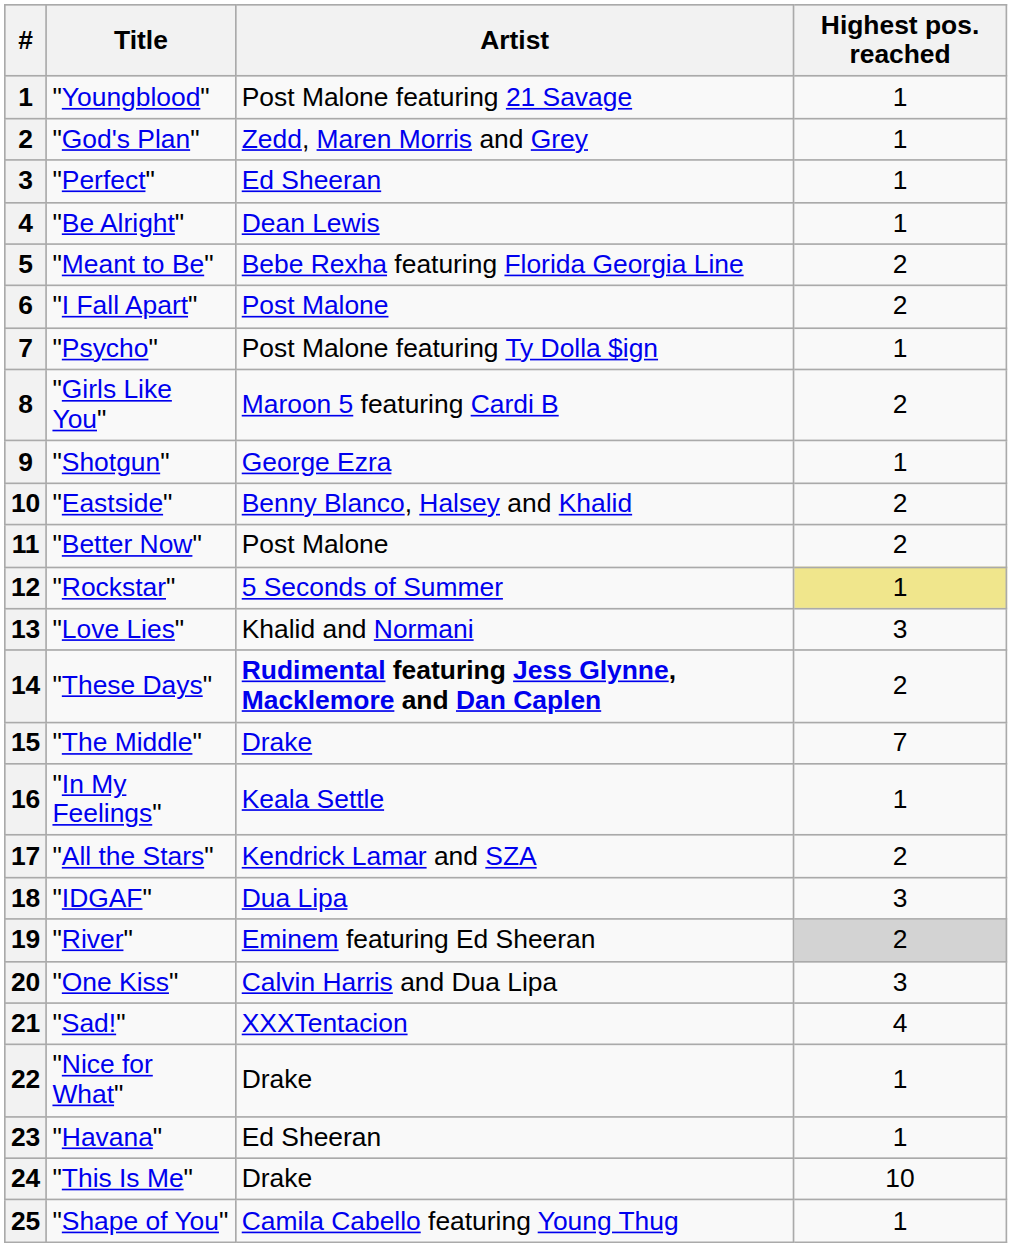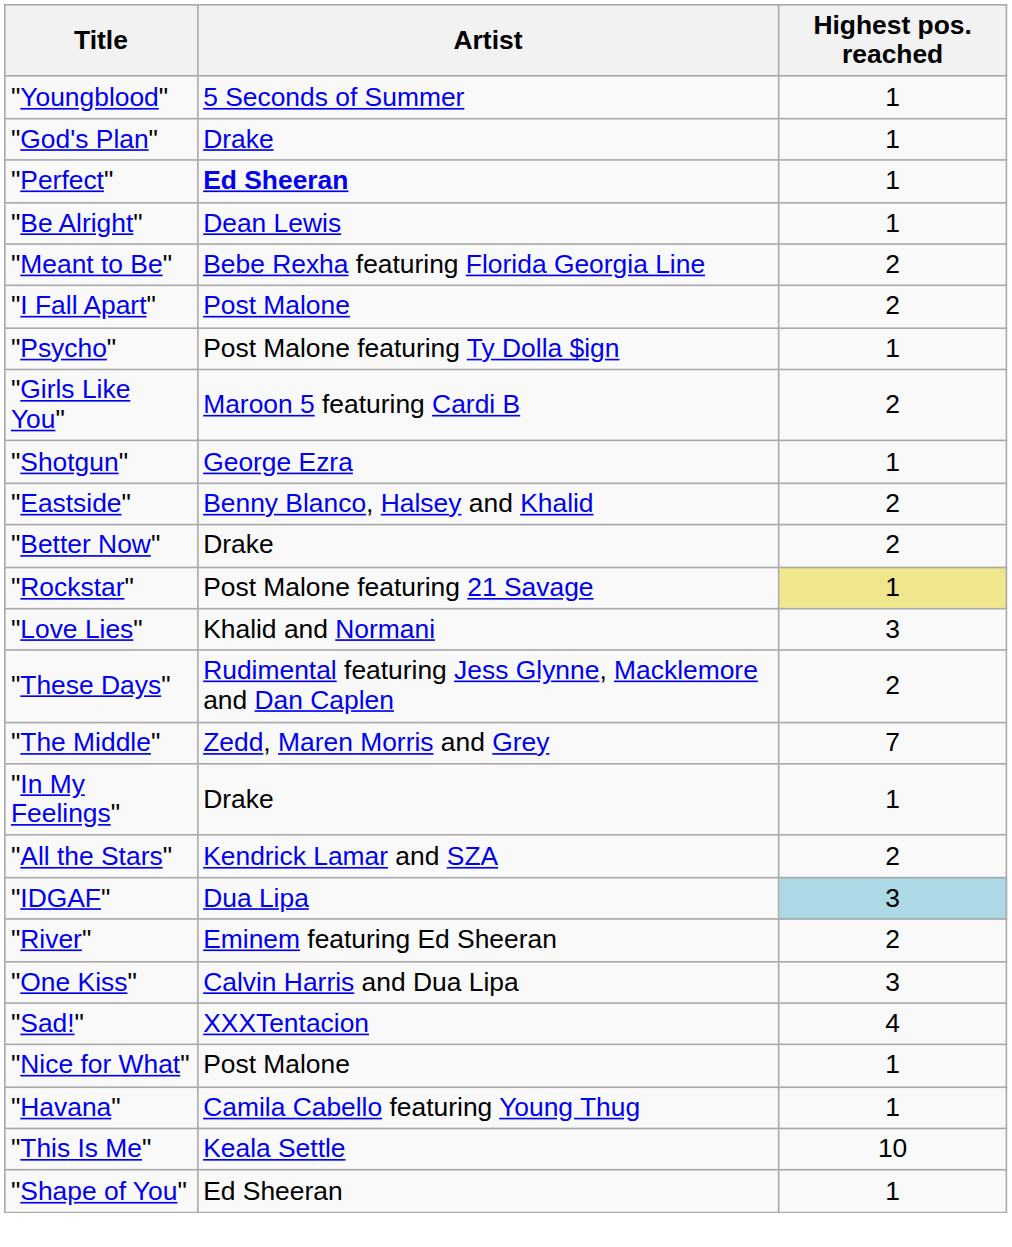- column: (26, 40)
(437, 97) Post Malone featuring 21 Savage -> (334, 97) 5 Seconds of Summer
(415, 138) Zedd, Maren Morris and Grey -> (238, 138) Drake
(311, 180) normal -> (276, 180) bold
(315, 545) Post Malone -> (238, 545) Drake
(372, 587) 5 Seconds of Summer -> (398, 587) Post Malone featuring 21 Savage
(459, 685) bold -> (481, 685) normal
(277, 742) Drake -> (376, 742) Zedd, Maren Morris and Grey
(313, 799) Keala Settle -> (238, 799) Drake
(900, 897) no background -> (893, 897) lightblue background
(900, 939) lightgrey background -> (893, 939) no background
(277, 1080) Drake -> (277, 1065) Post Malone
(311, 1136) Ed Sheeran -> (422, 1107) Camila Cabello featuring Young Thug
(277, 1178) Drake -> (274, 1149) Keala Settle
(460, 1220) Camila Cabello featuring Young Thug -> (273, 1190) Ed Sheeran
